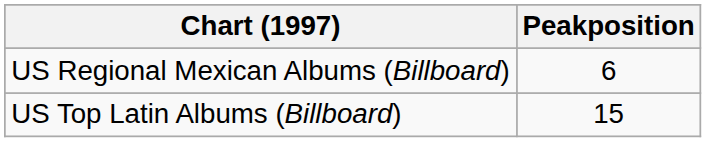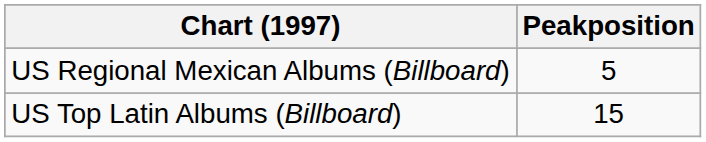(609, 70) 6 -> (609, 70) 5
